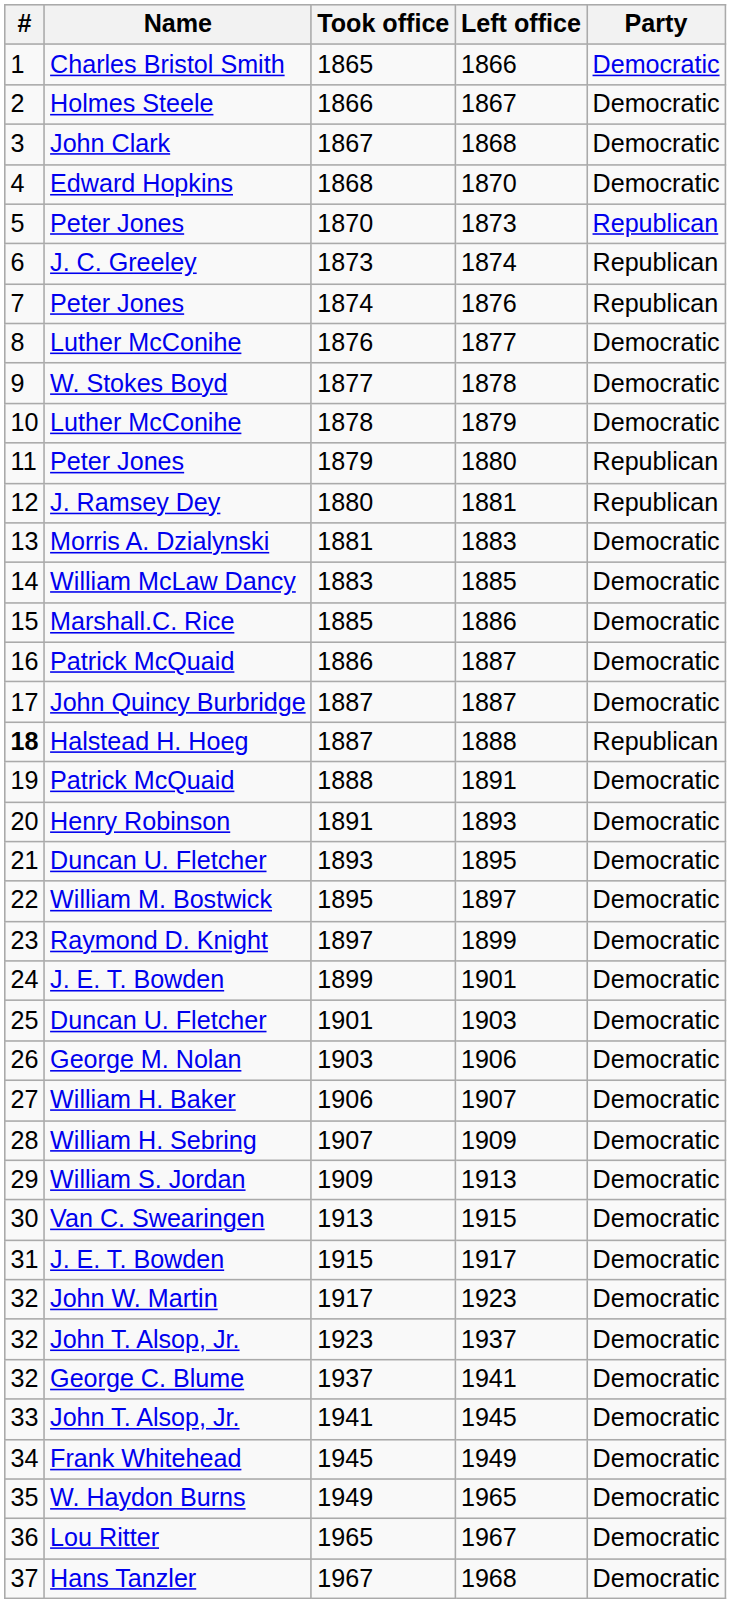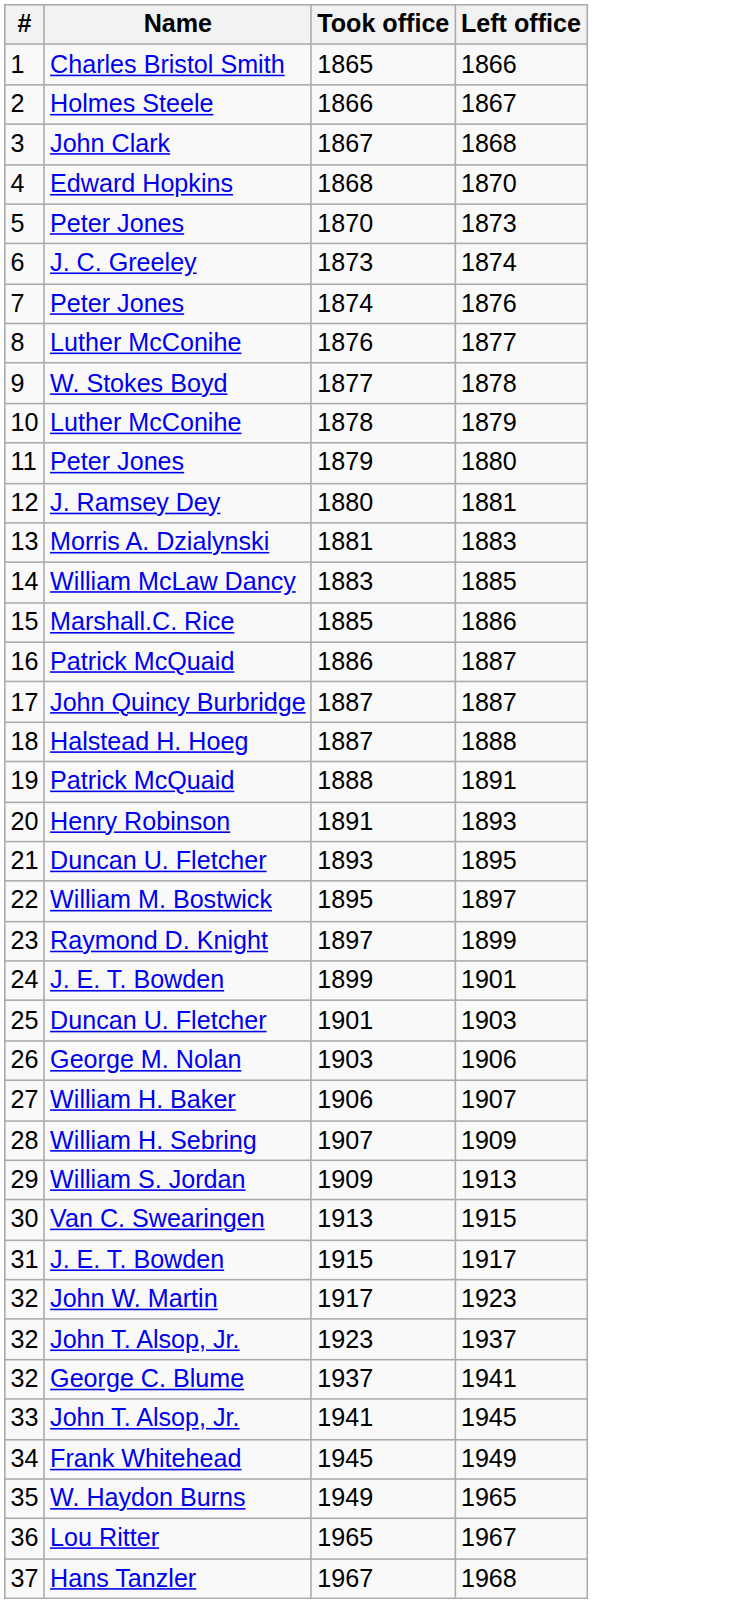- column: (656, 24)
(25, 741) bold -> (25, 741) normal
